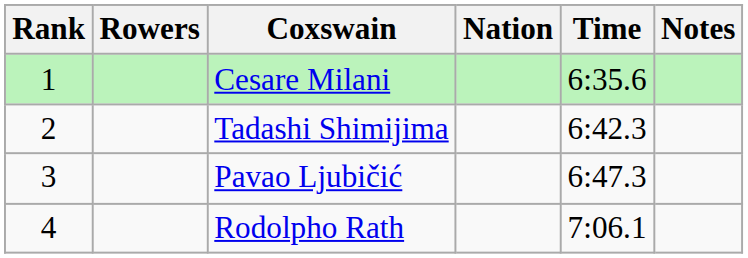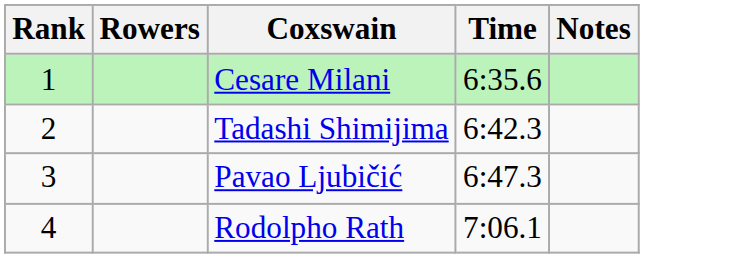- column: (508, 29)
